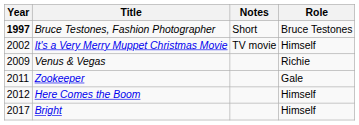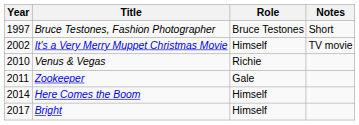columns swapped: (317, 12) <-> (254, 12)
(18, 29) bold -> (18, 29) normal
(18, 62) 2009 -> (18, 62) 2010
(18, 95) 2012 -> (18, 95) 2014
